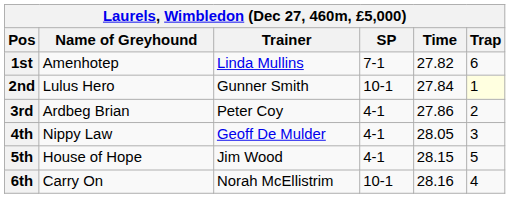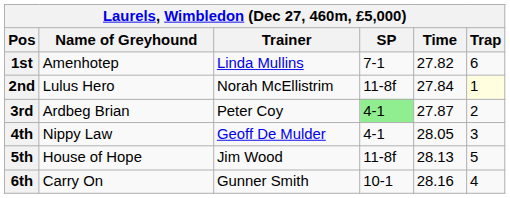(263, 87) Gunner Smith -> (275, 87) Norah McEllistrim
(378, 87) 10-1 -> (380, 87) 11-8f
(374, 110) no background -> (374, 110) lightgreen background
(435, 110) 27.86 -> (435, 110) 27.87
(374, 157) 4-1 -> (380, 157) 11-8f
(435, 157) 28.15 -> (435, 157) 28.13
(275, 181) Norah McEllistrim -> (263, 181) Gunner Smith
